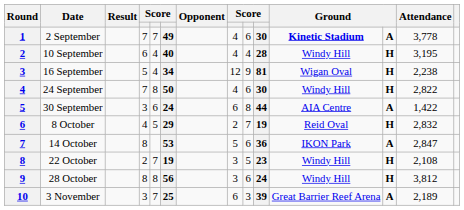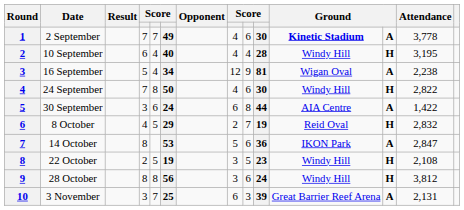(390, 71) H -> (390, 71) A
(155, 160) 7 -> (155, 160) 5
(425, 196) 2,189 -> (425, 196) 2,131
